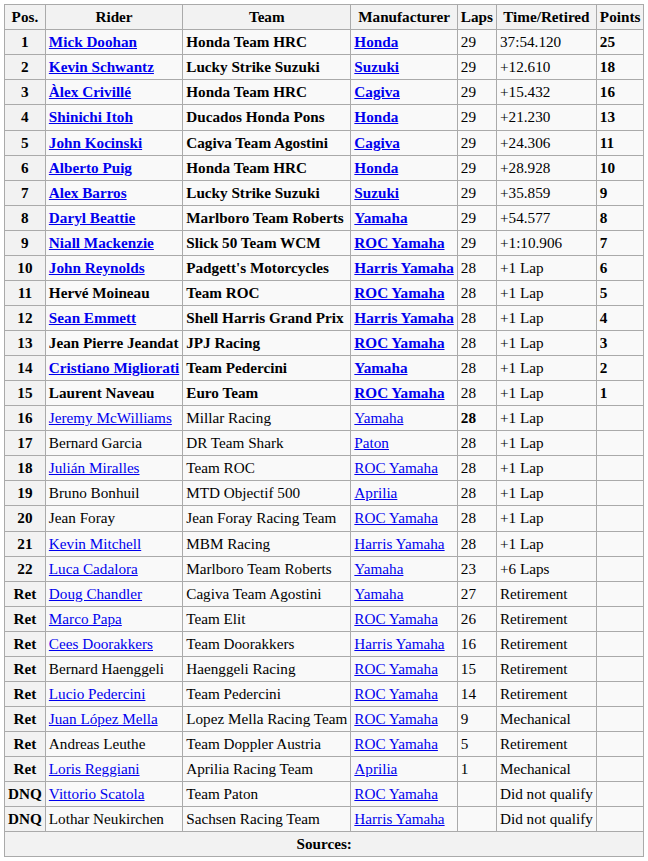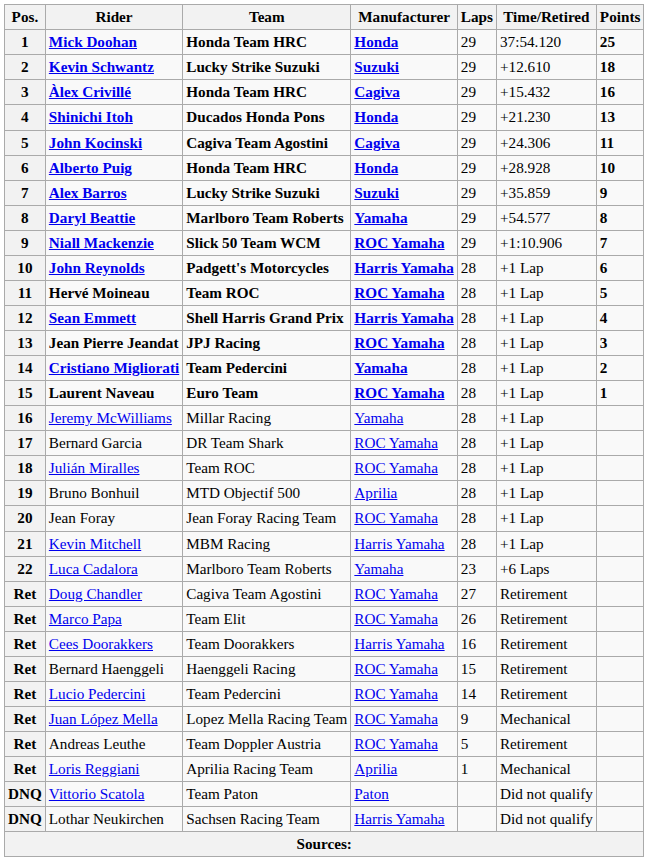(468, 418) bold -> (468, 418) normal
(372, 443) Paton -> (396, 443) ROC Yamaha
(379, 593) Yamaha -> (396, 593) ROC Yamaha
(396, 794) ROC Yamaha -> (372, 794) Paton
